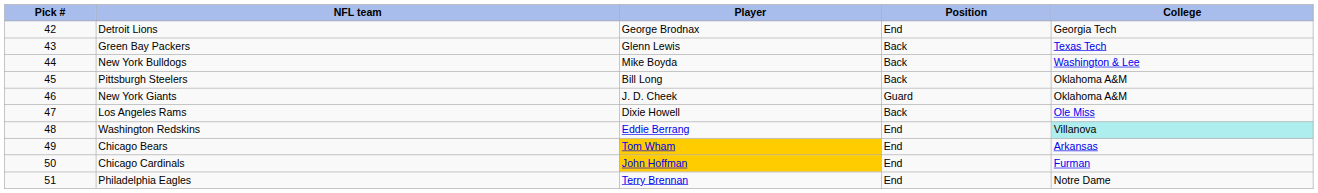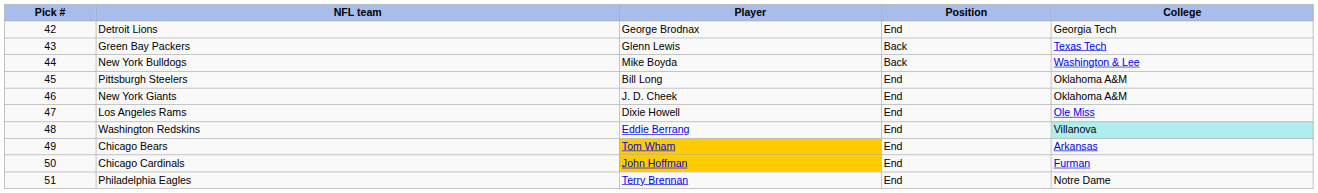(895, 79) Back -> (893, 79) End
(898, 96) Guard -> (893, 96) End
(895, 113) Back -> (893, 113) End
